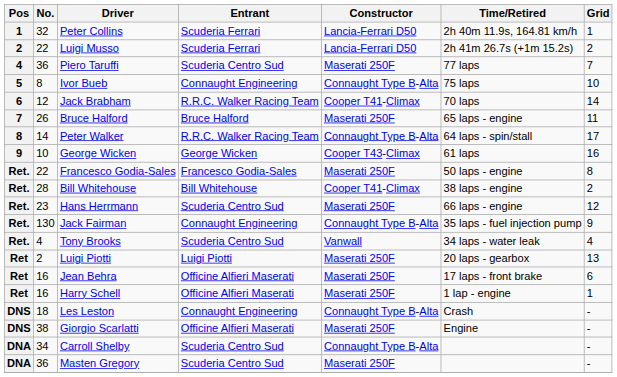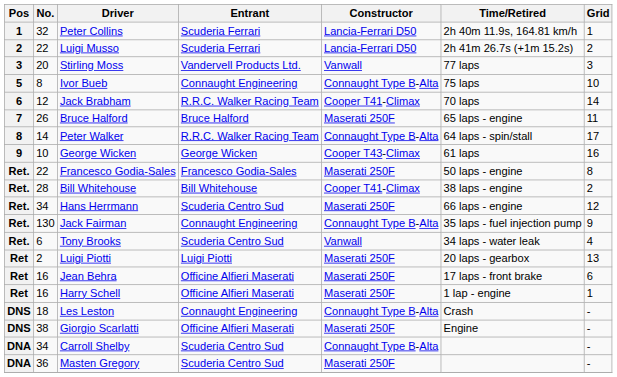+ row: (92, 66)
- row: (89, 66)
(42, 206) 23 -> (42, 206) 34
(39, 241) 4 -> (39, 241) 6
